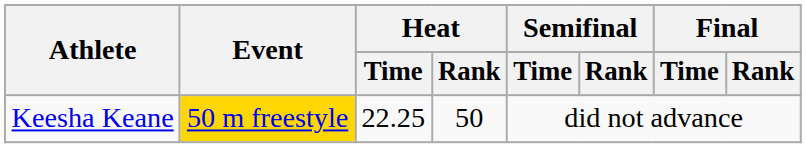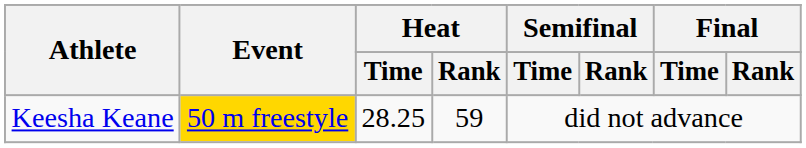(393, 118) 22.25 -> (393, 118) 28.25
(469, 118) 50 -> (469, 118) 59
